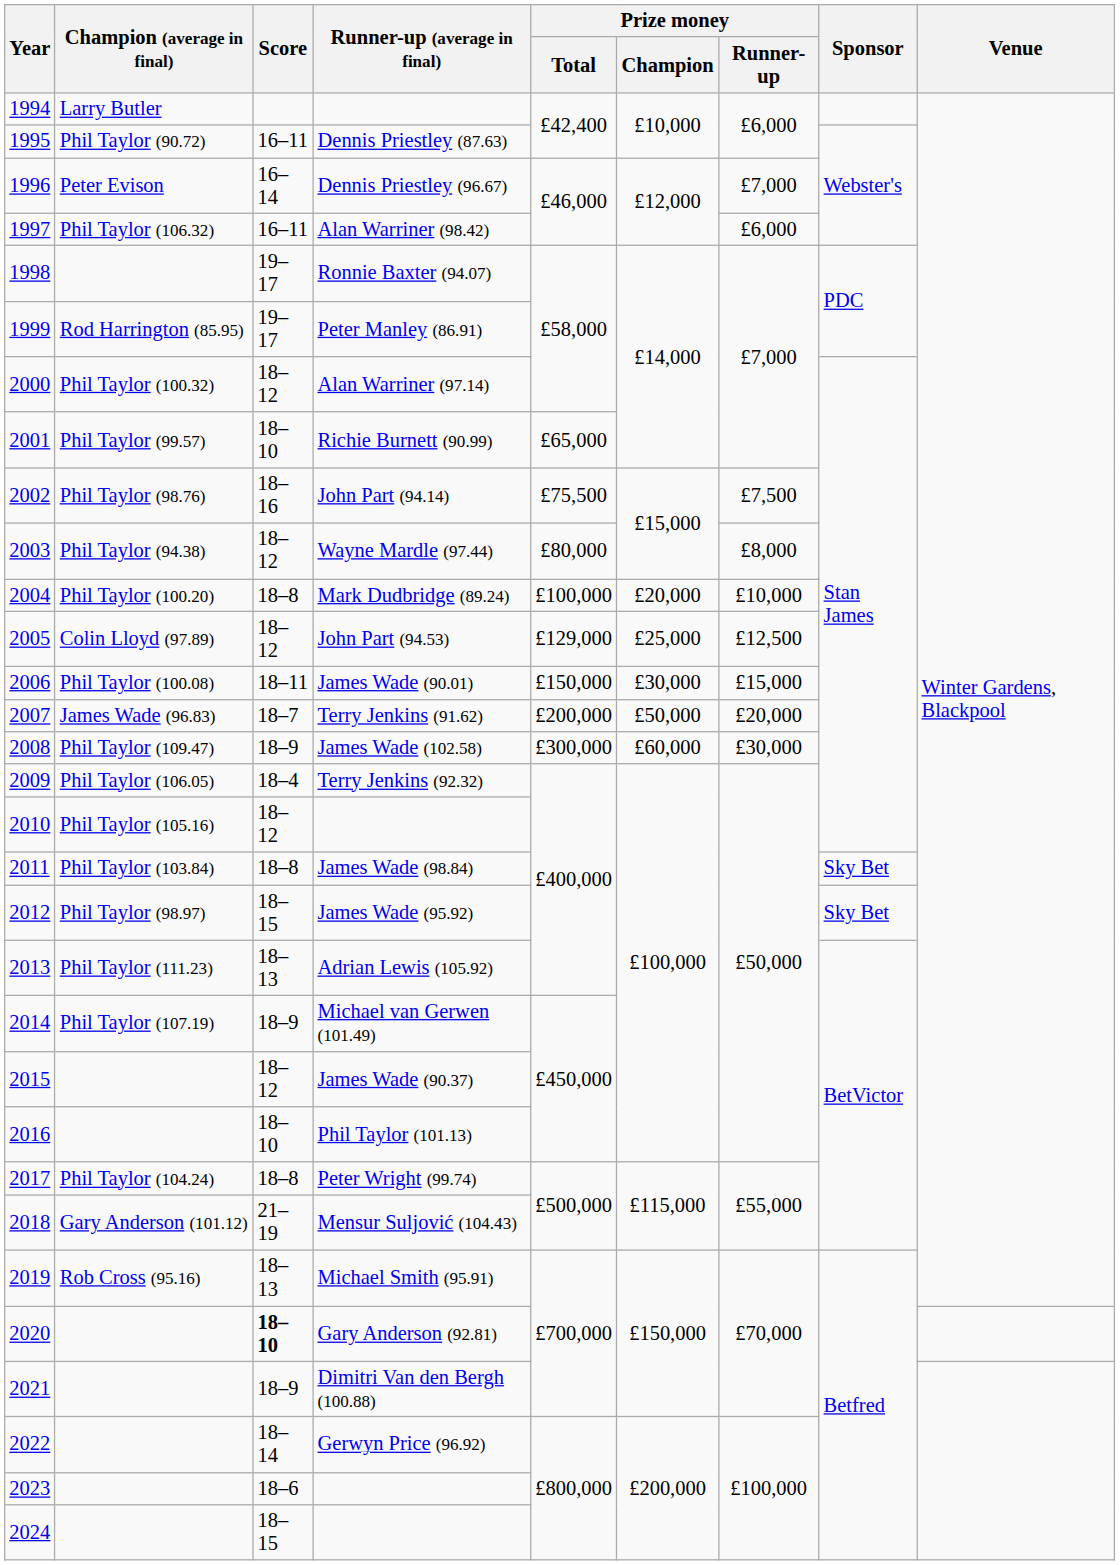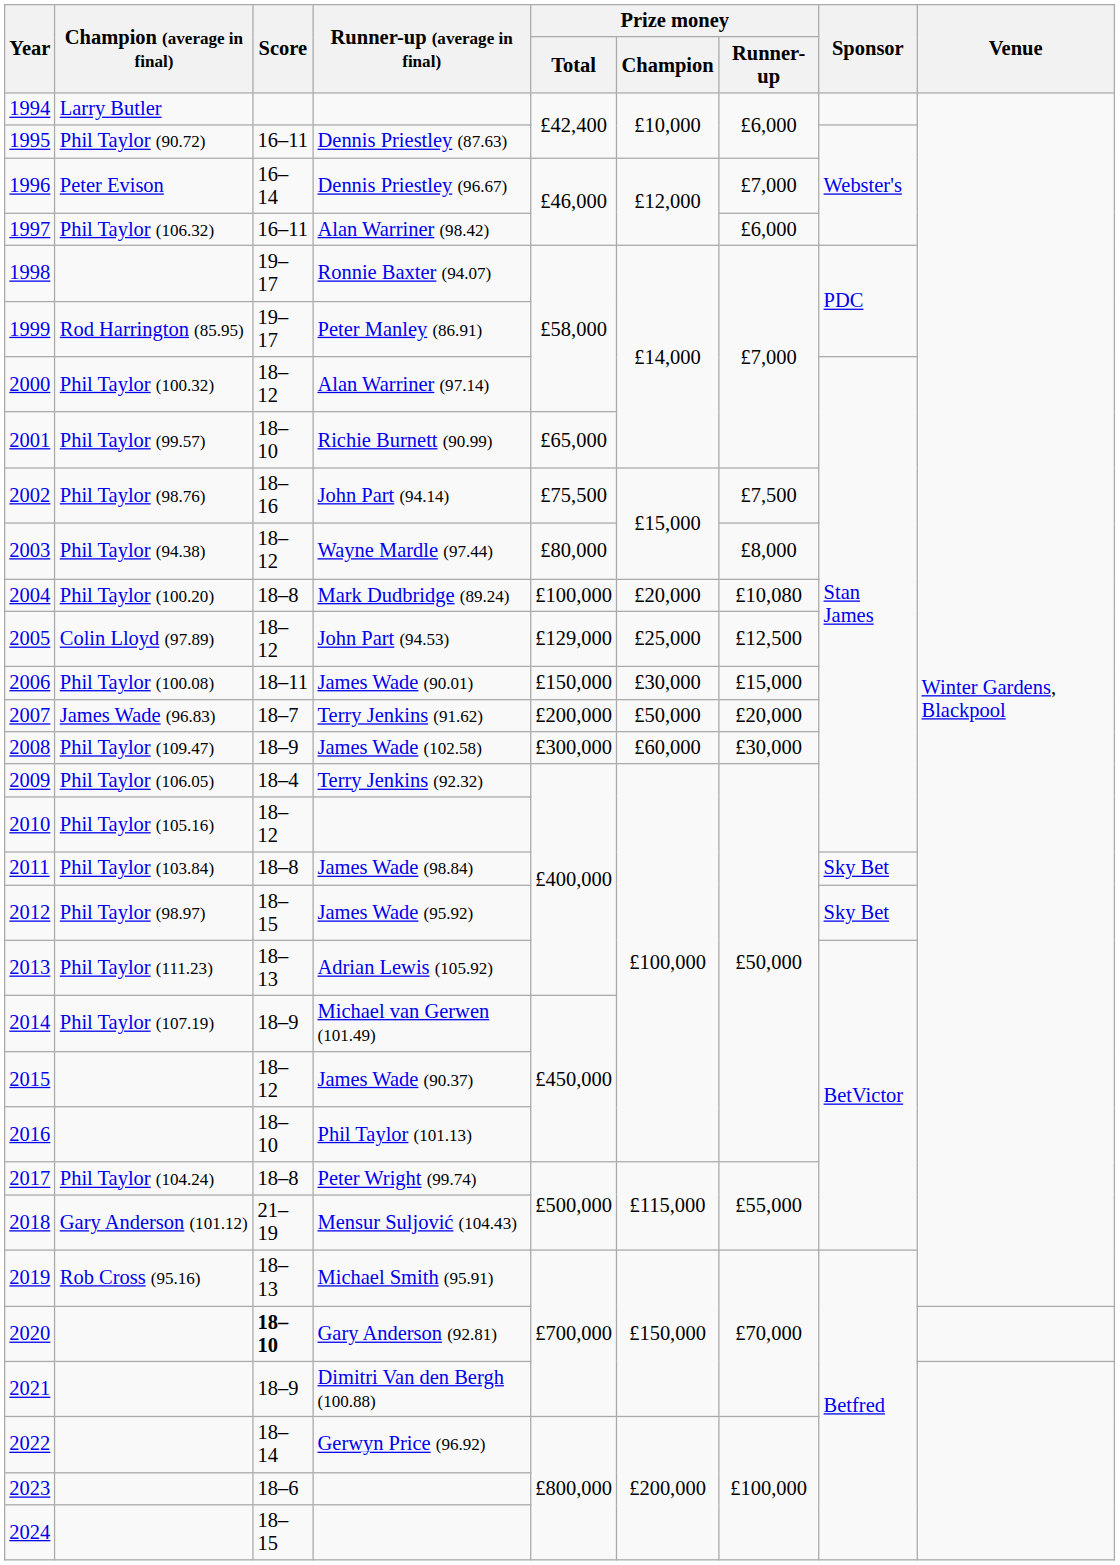(769, 594) £10,000 -> (769, 594) £10,080
